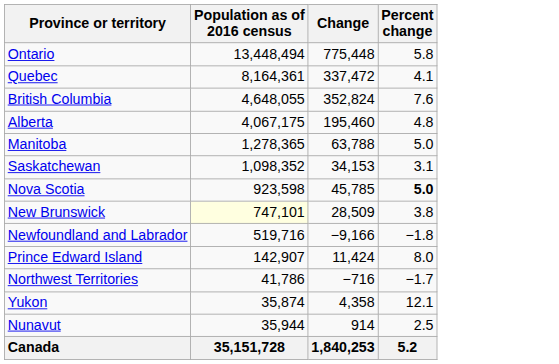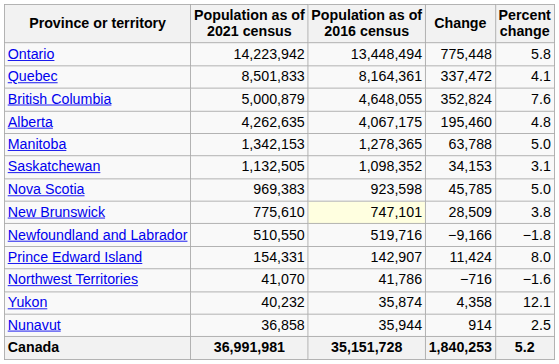+ column: (249, 23)
(424, 189) bold -> (541, 189) normal
(419, 280) −1.7 -> (537, 280) −1.6
